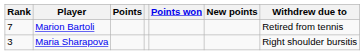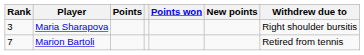rows swapped: (72, 42) <-> (65, 27)
